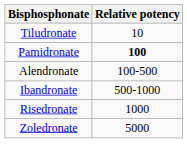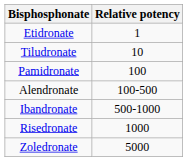+ row: (49, 33)
(137, 52) bold -> (137, 71) normal
